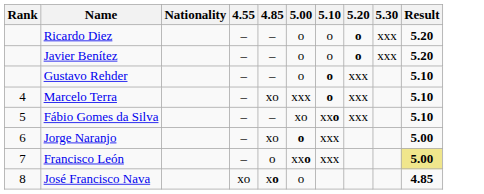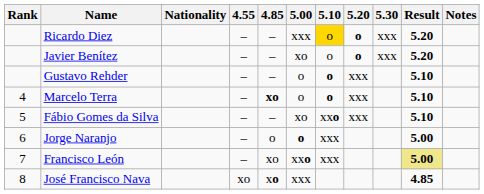+ column: (461, 14)
(301, 35) o -> (301, 35) xxx
(330, 35) no background -> (330, 35) gold background
(301, 55) o -> (301, 55) xo
(272, 96) normal -> (272, 96) bold
(301, 96) xxx -> (301, 96) o
(272, 138) xo -> (272, 138) o
(272, 158) o -> (272, 158) xo
(301, 179) o -> (301, 179) xxx
